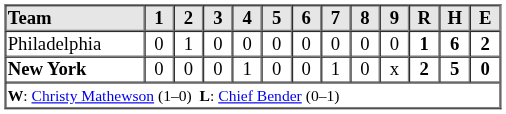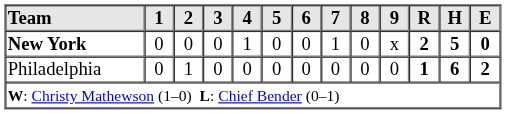rows swapped: (54, 43) <-> (47, 69)
